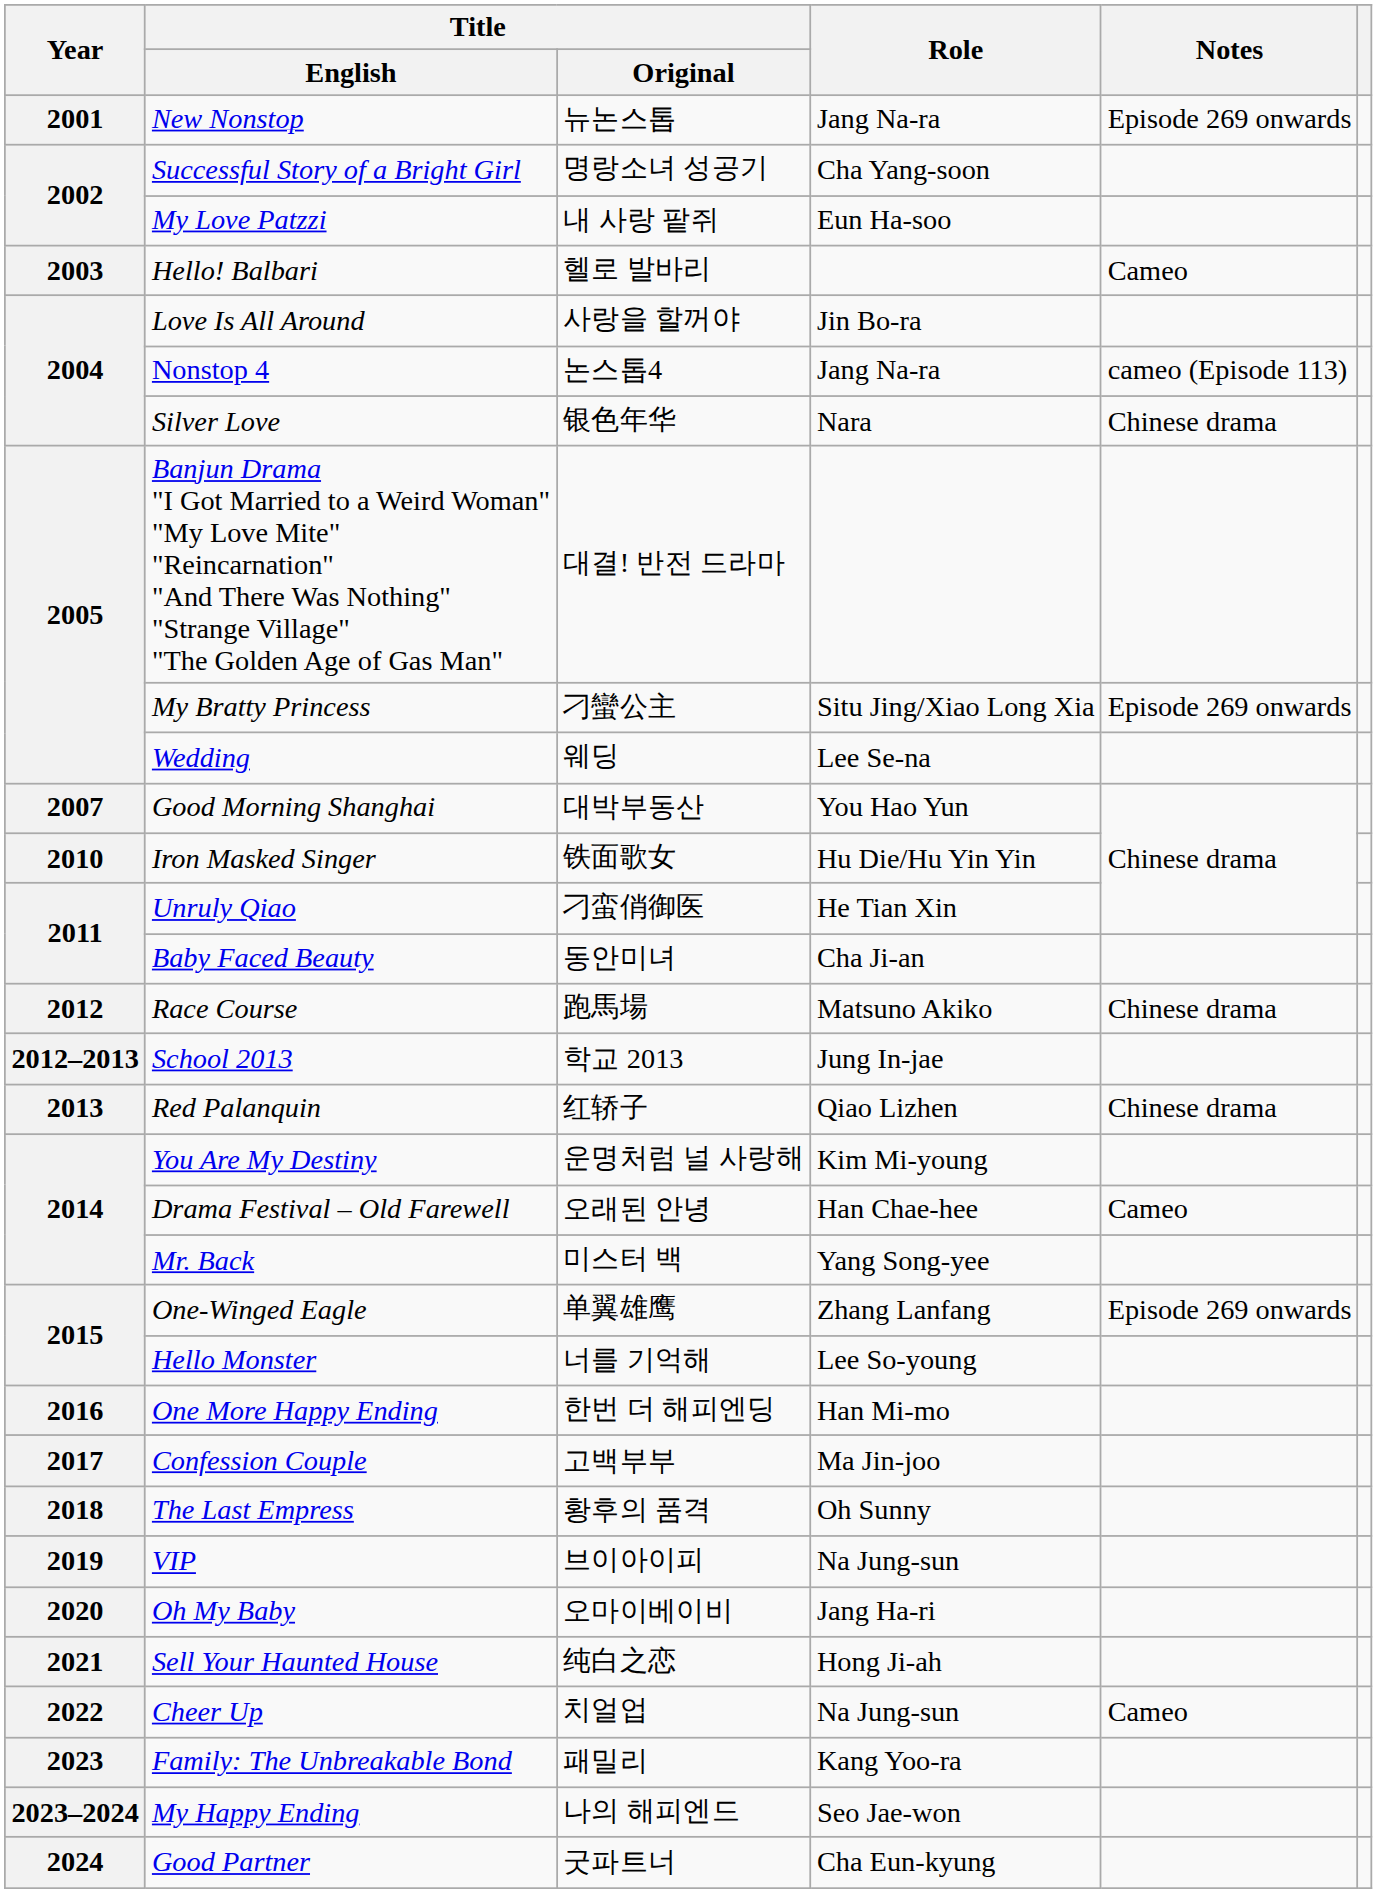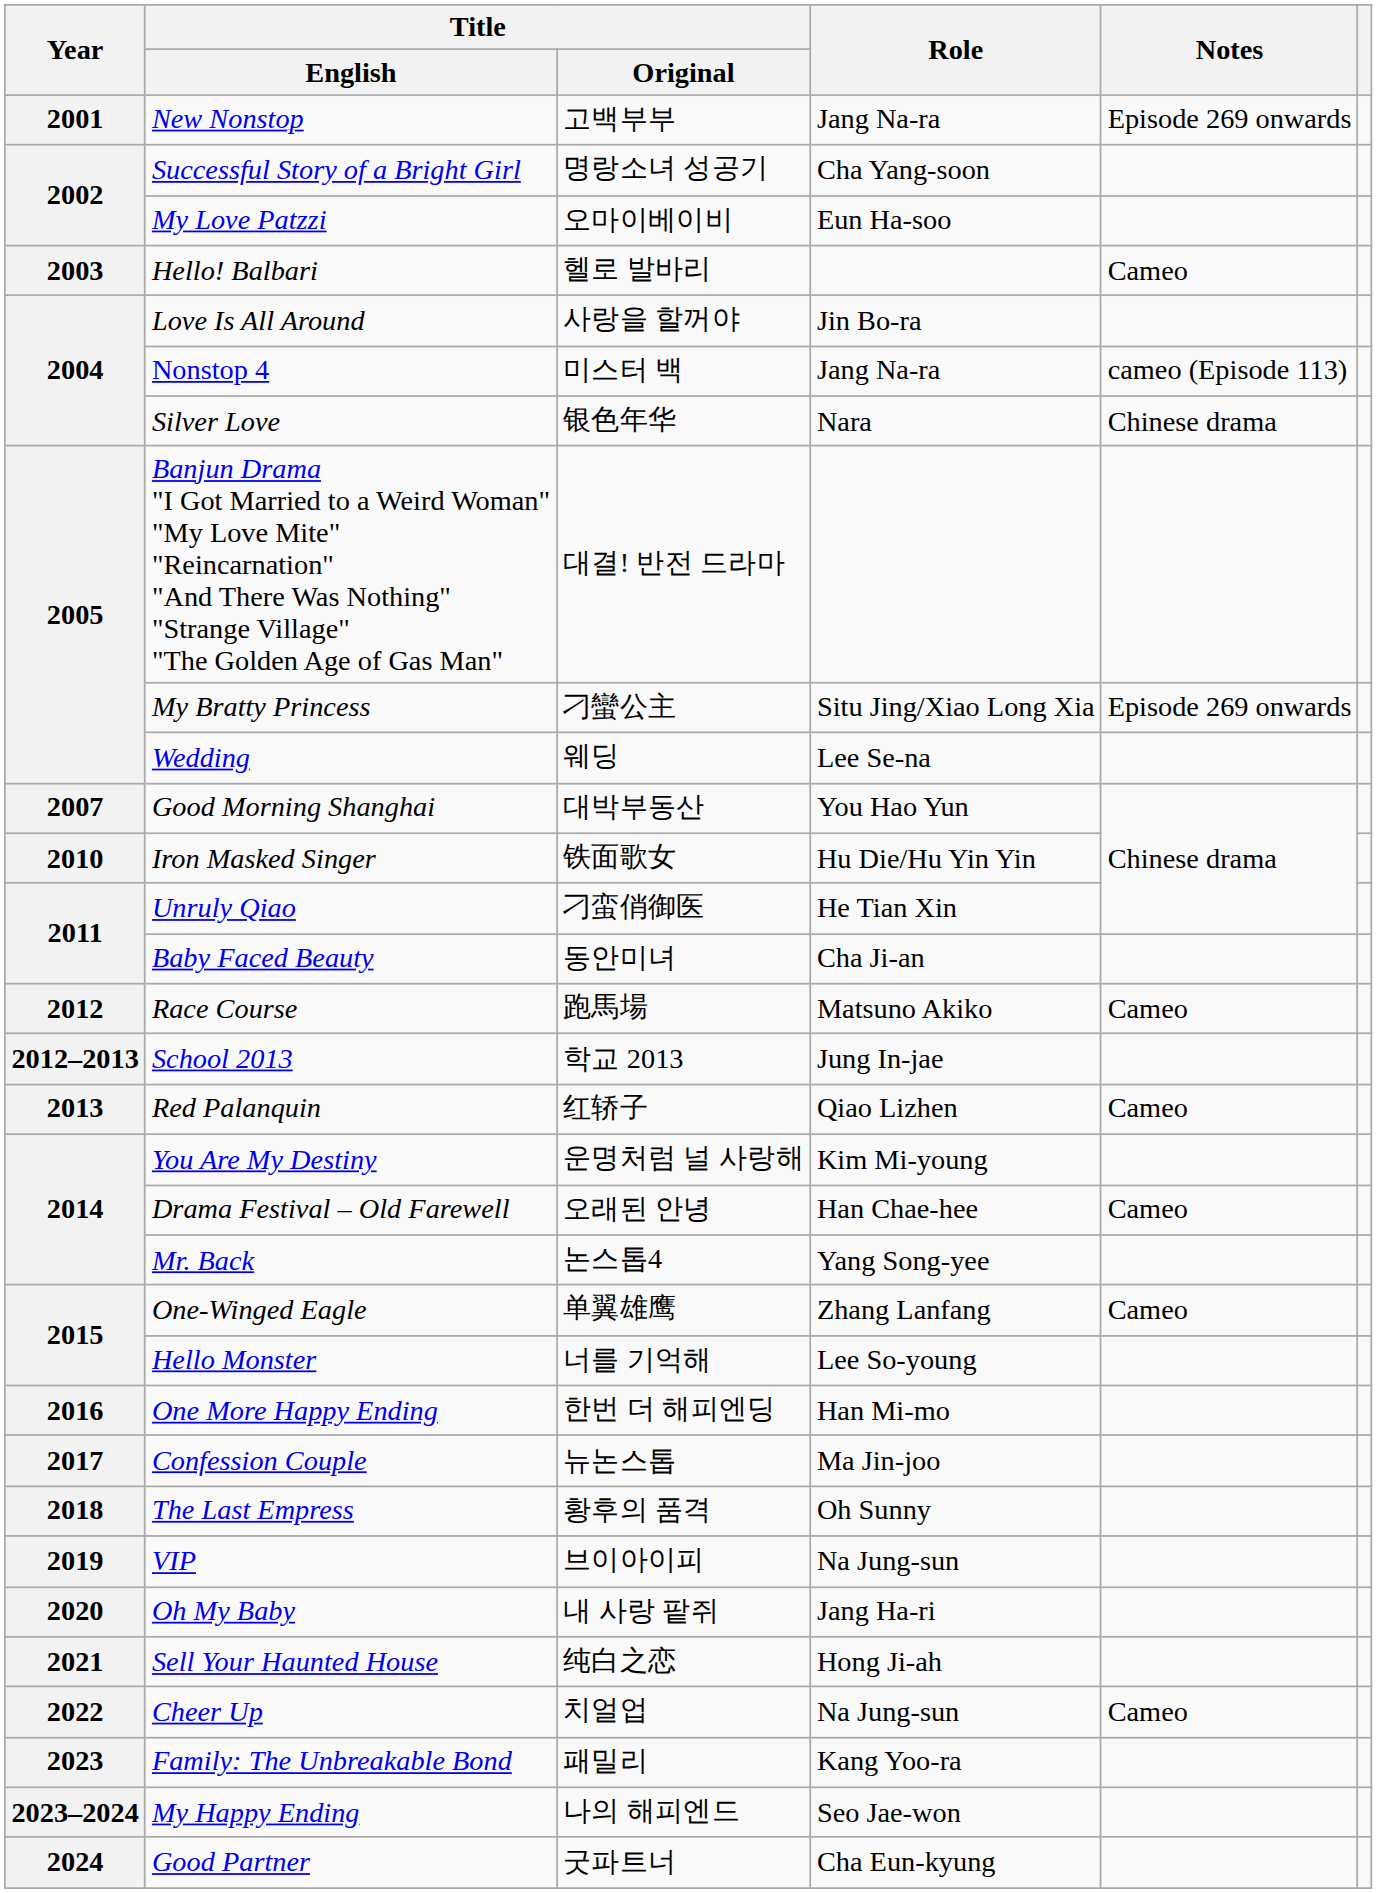(620, 118) 뉴논스톱 -> (620, 118) 고백부부
(641, 219) 내 사랑 팥쥐 -> (648, 219) 오마이베이비
(613, 369) 논스톱4 -> (623, 369) 미스터 백
(1192, 1008) Chinese drama -> (1148, 1008) Cameo
(1192, 1108) Chinese drama -> (1148, 1108) Cameo
(623, 1258) 미스터 백 -> (613, 1258) 논스톱4
(1230, 1309) Episode 269 onwards -> (1148, 1309) Cameo
(620, 1459) 고백부부 -> (620, 1459) 뉴논스톱
(648, 1610) 오마이베이비 -> (641, 1610) 내 사랑 팥쥐
